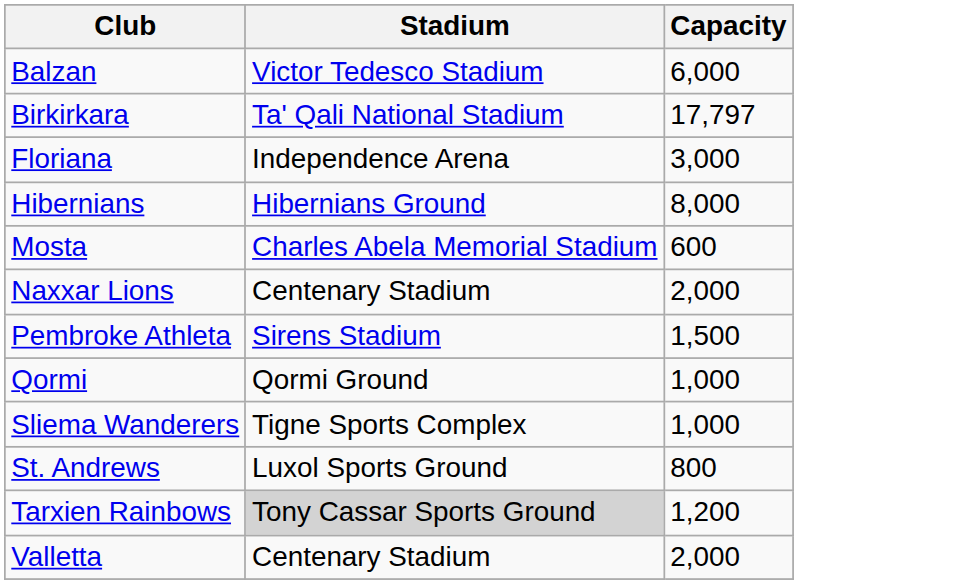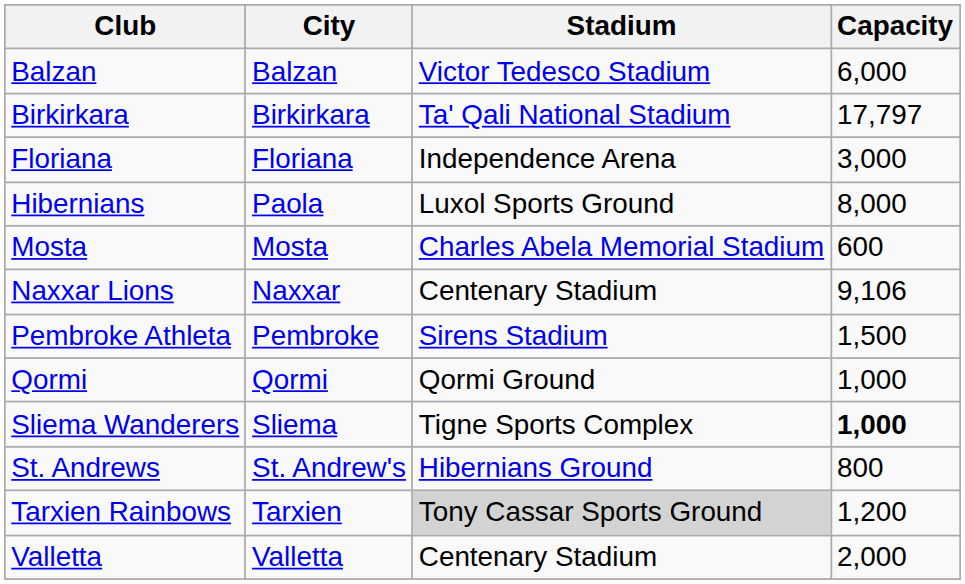+ column: (329, 26)
(369, 203) Hibernians Ground -> (546, 203) Luxol Sports Ground
(705, 291) 2,000 -> (872, 291) 9,106
(705, 423) normal -> (872, 423) bold
(380, 468) Luxol Sports Ground -> (536, 468) Hibernians Ground
